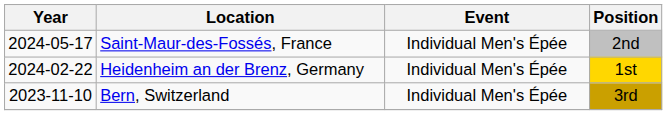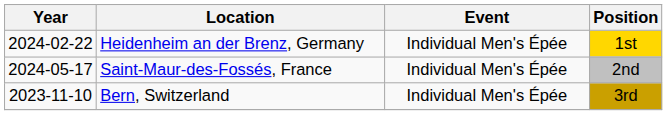rows swapped: (216, 43) <-> (232, 69)
